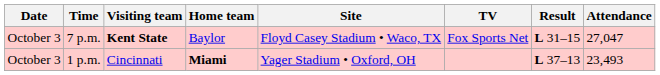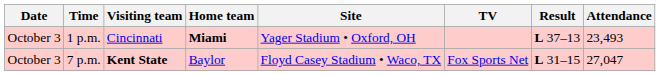rows swapped: (84, 59) <-> (84, 37)
